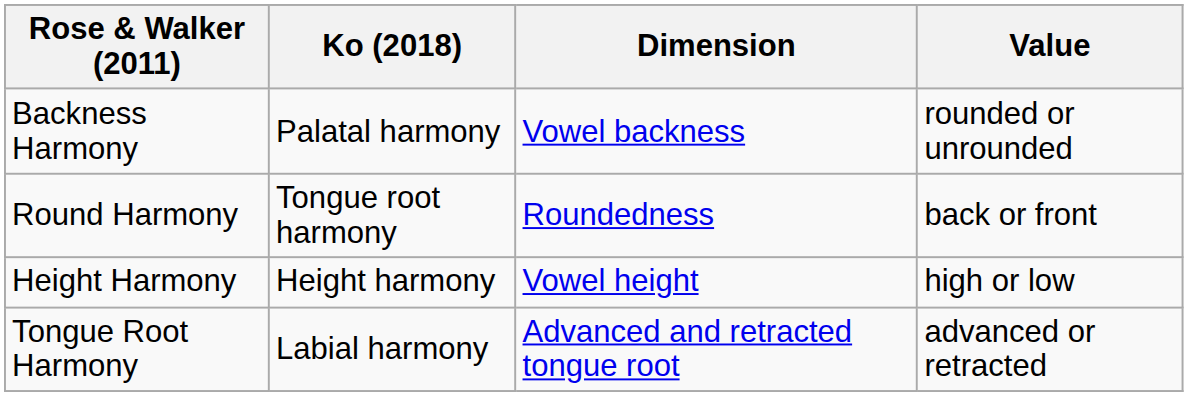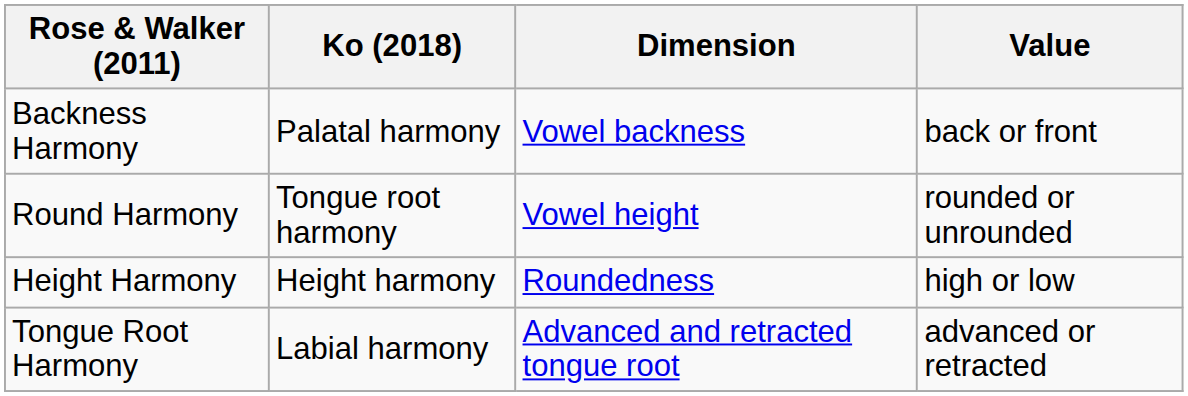(1000, 130) rounded or unrounded -> (1011, 130) back or front
(618, 214) Roundedness -> (611, 214) Vowel height
(1011, 214) back or front -> (1000, 214) rounded or unrounded
(611, 281) Vowel height -> (618, 281) Roundedness
